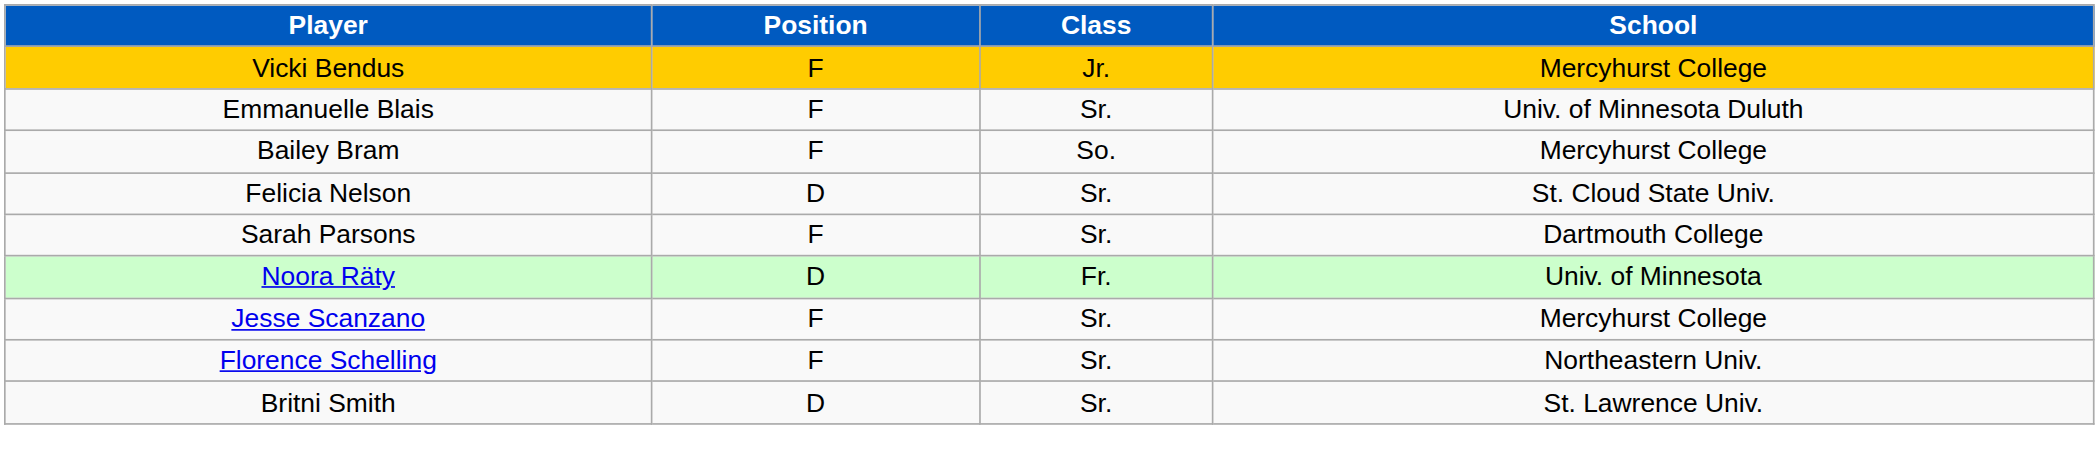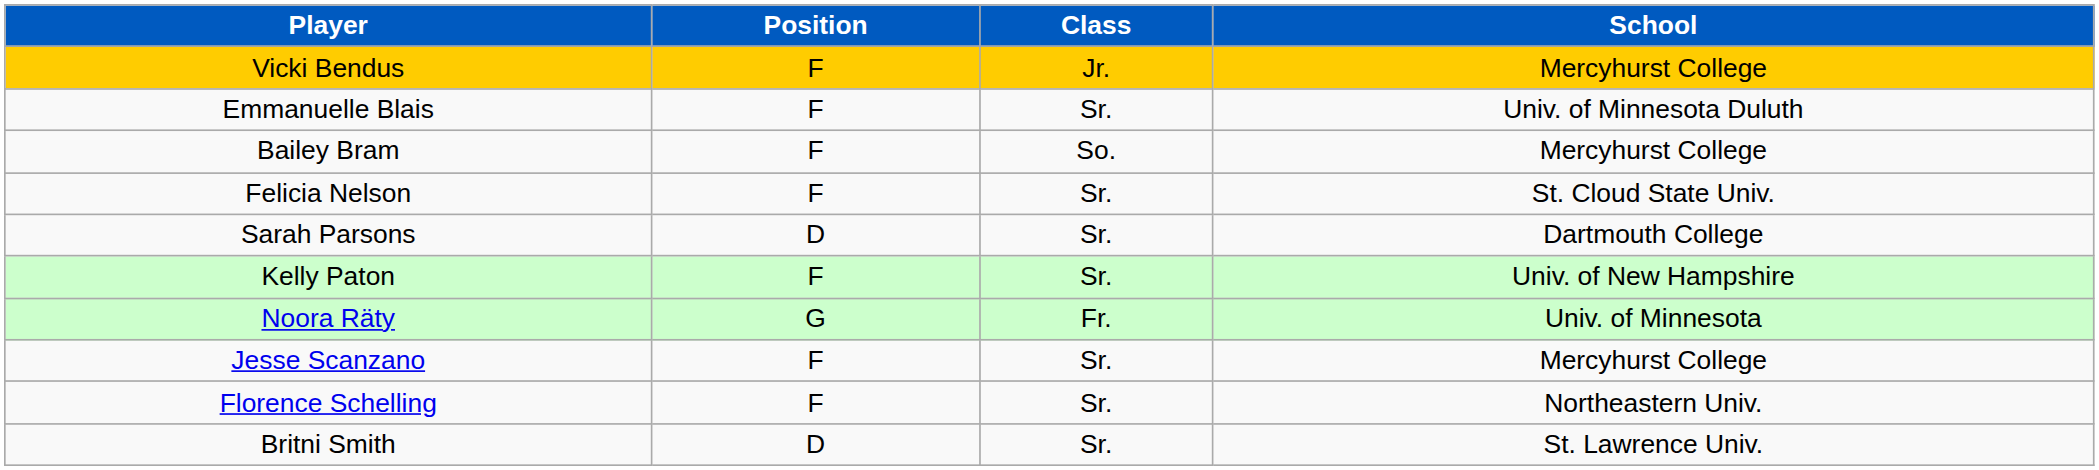(816, 192) D -> (816, 192) F
(816, 234) F -> (816, 234) D
+ row: (328, 276)
(816, 276) D -> (816, 318) G
